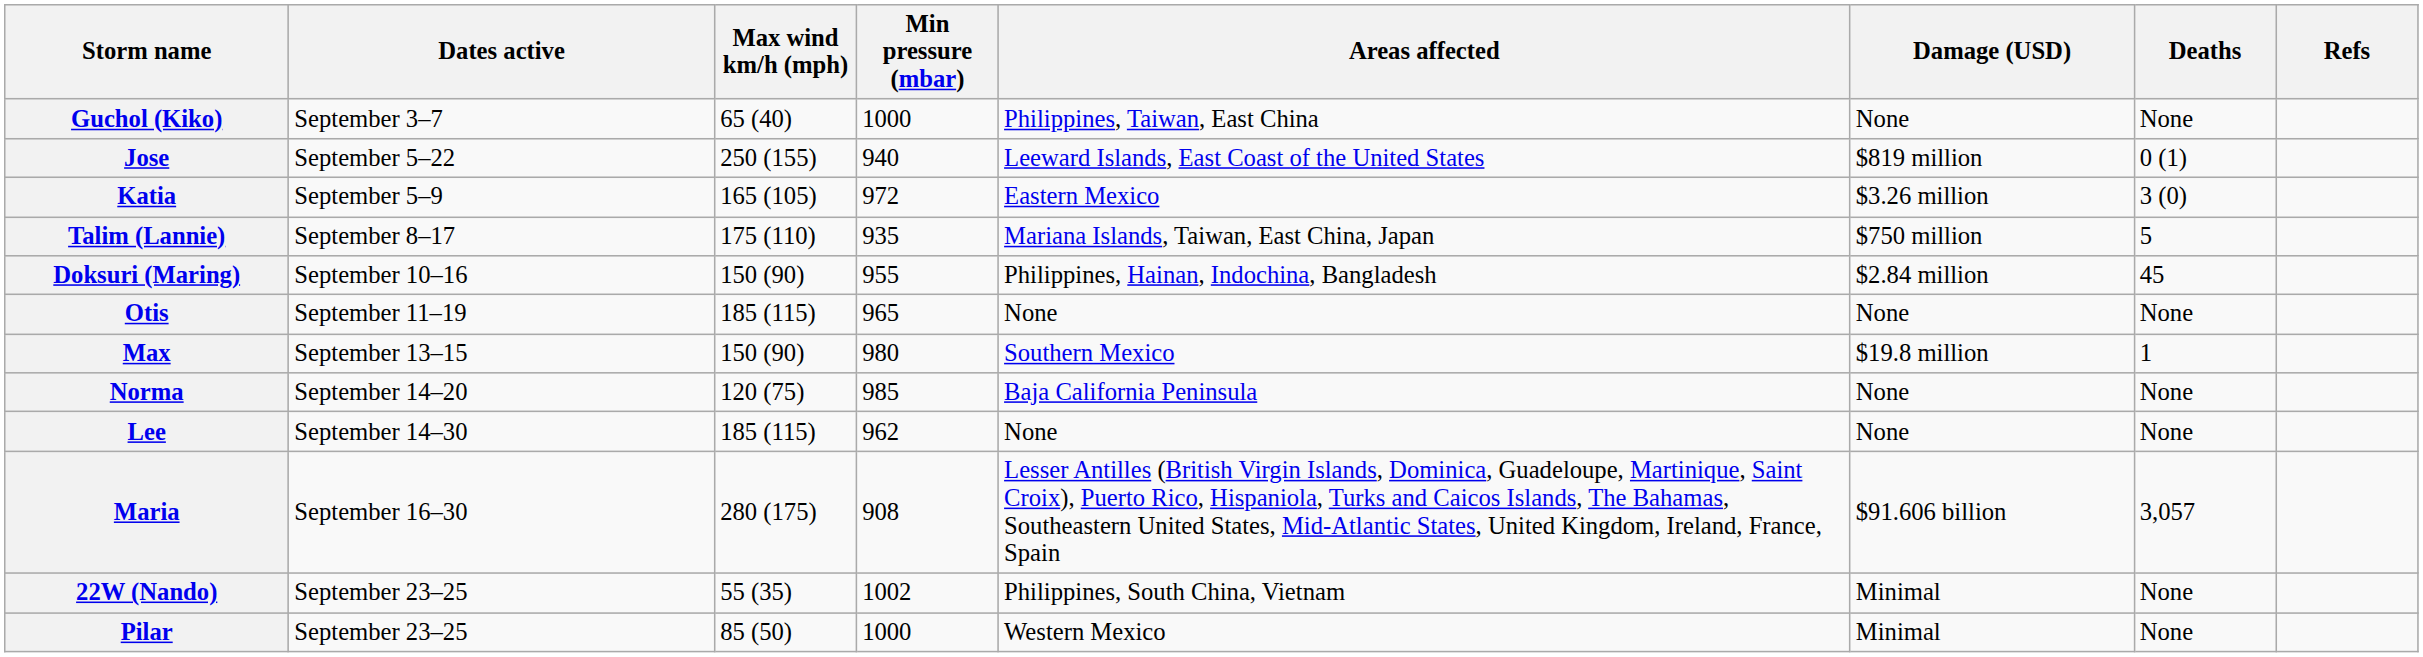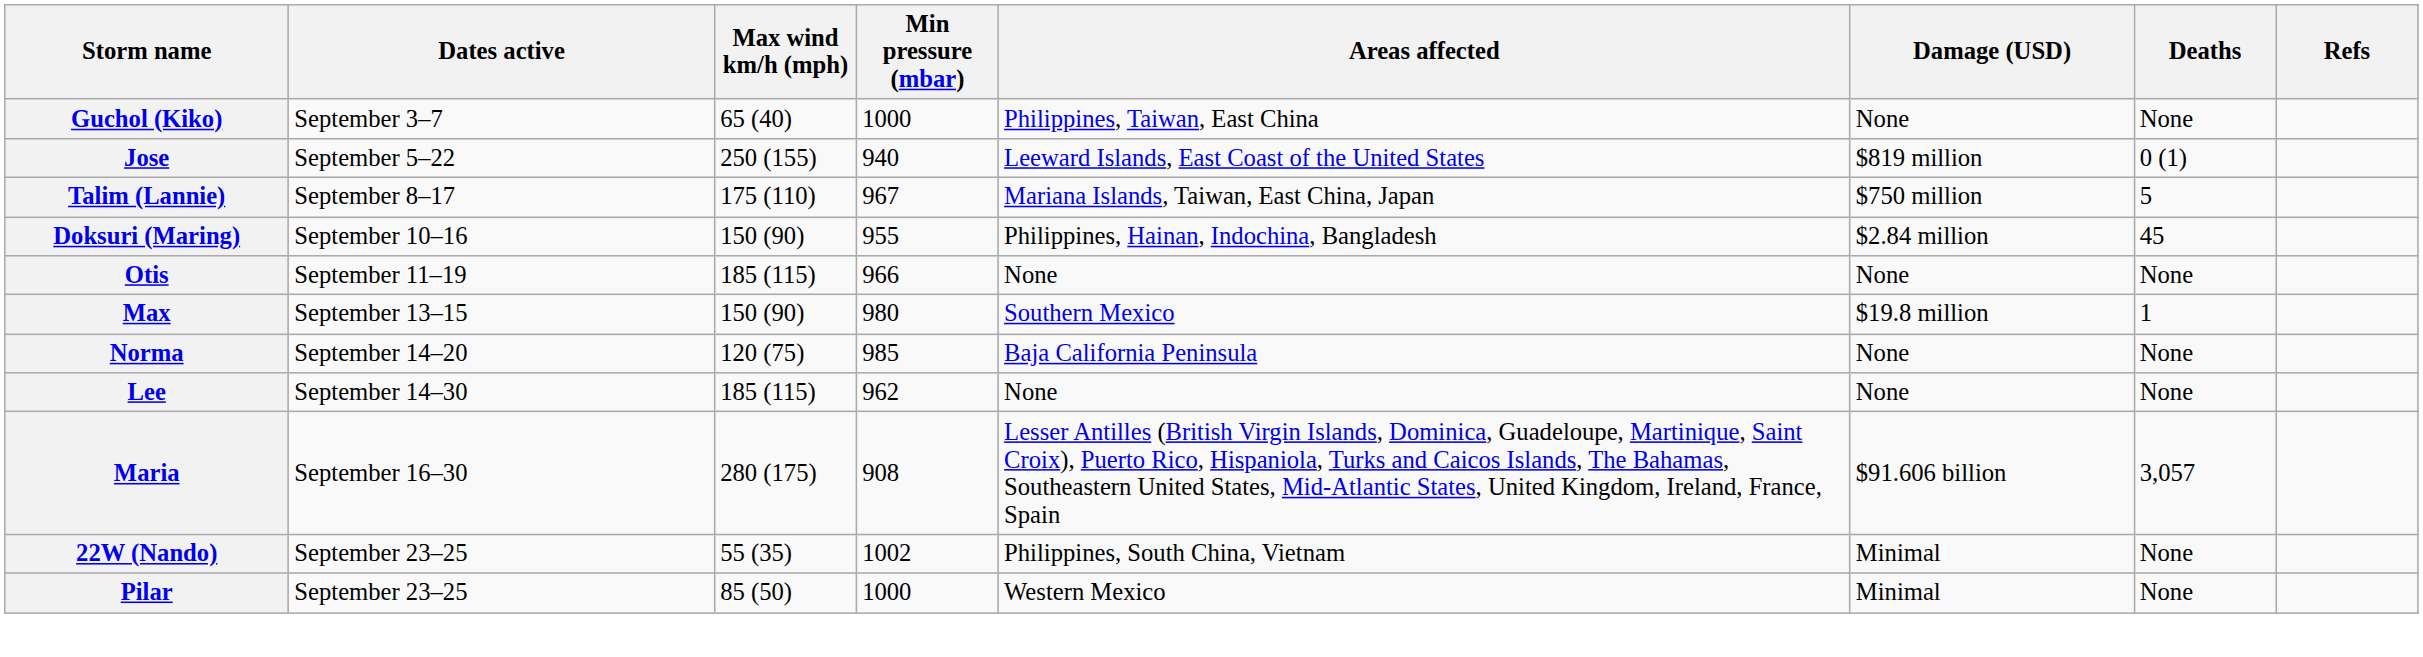- row: (147, 196)
(881, 235) 935 -> (881, 196) 967
(881, 313) 965 -> (881, 274) 966
